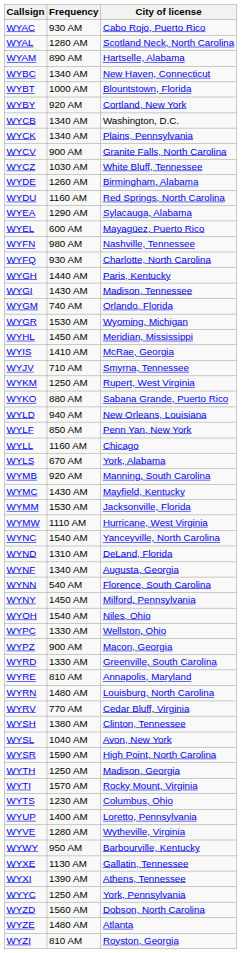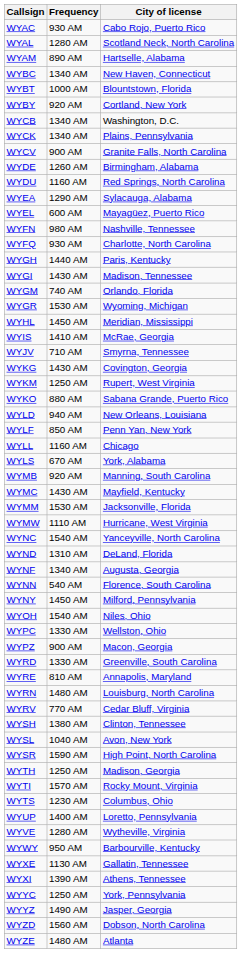- row: (21, 167)
+ row: (21, 368)
+ row: (21, 910)
- row: (19, 940)
